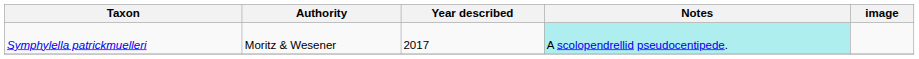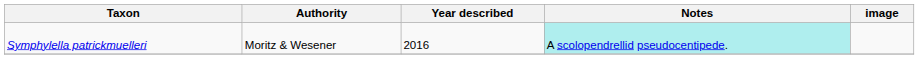(416, 44) 2017 -> (416, 44) 2016
